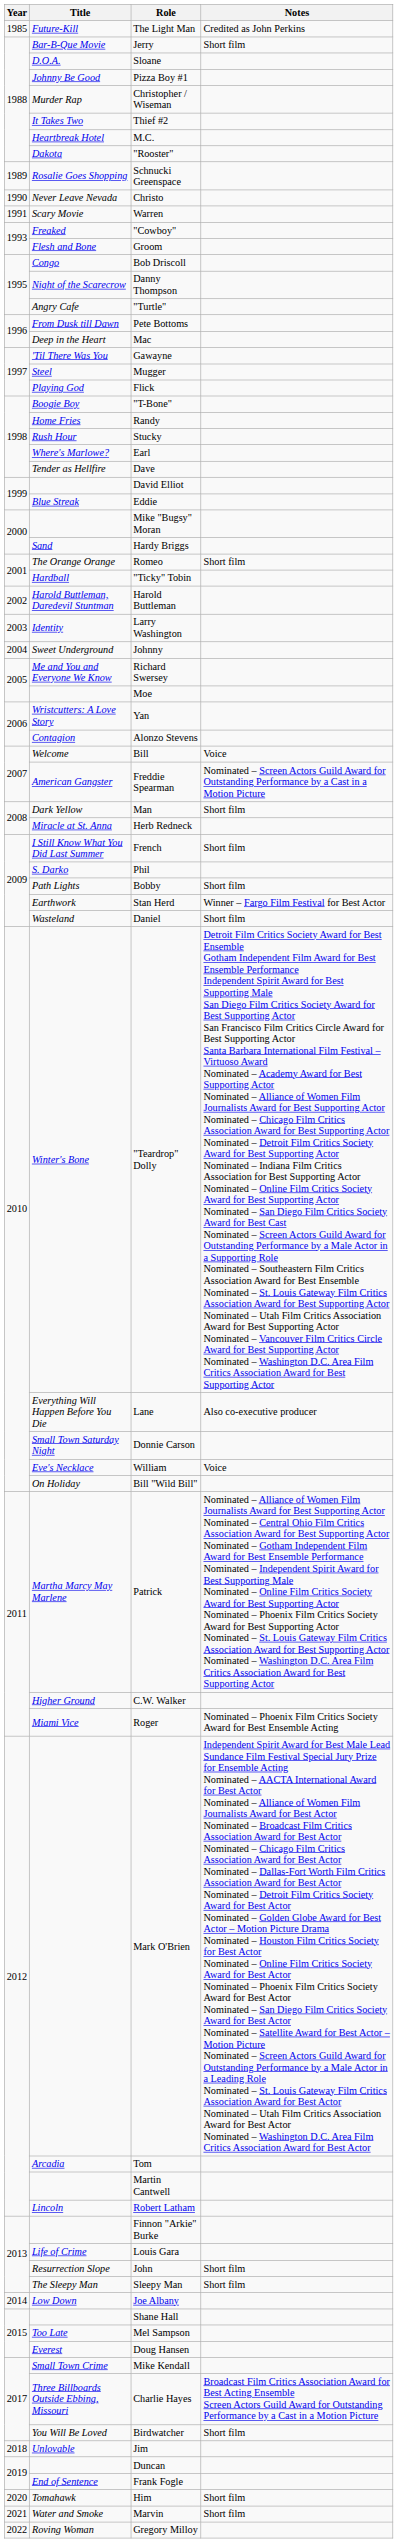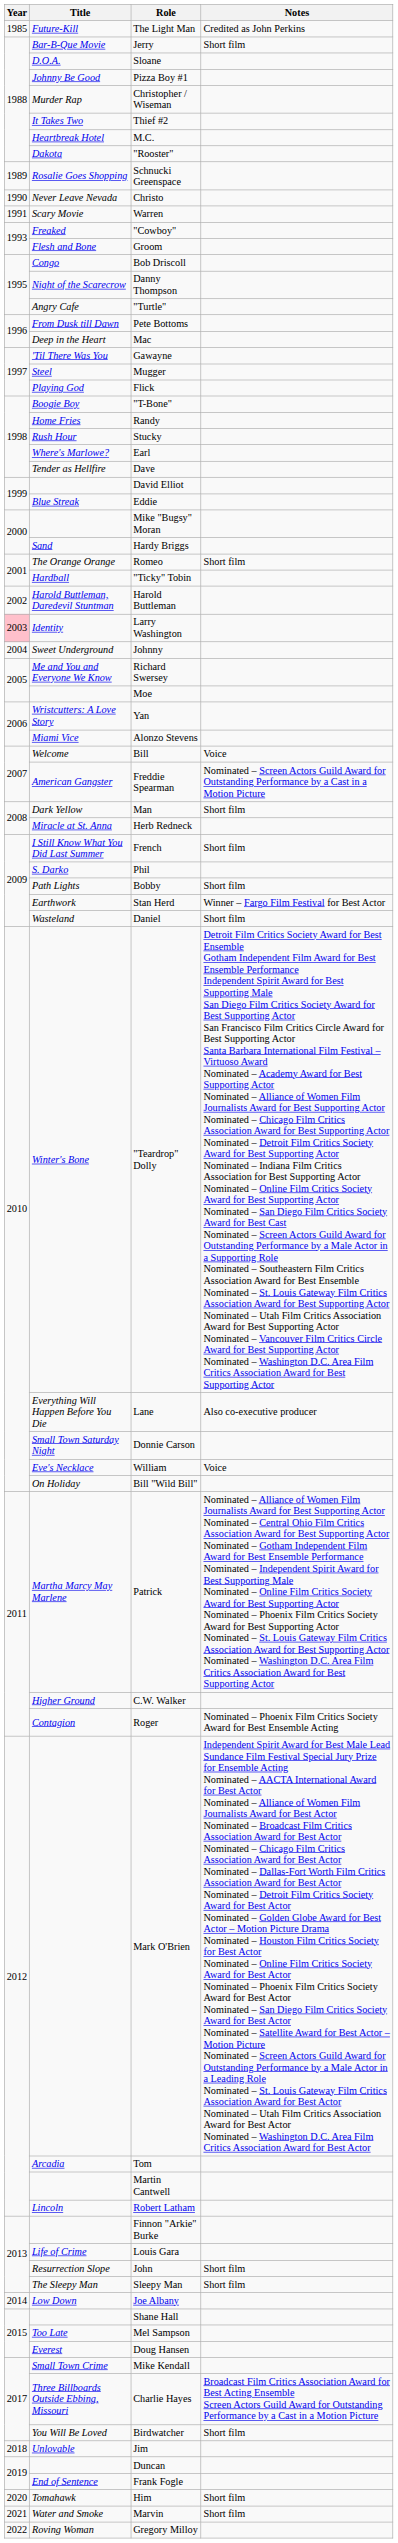(17, 628) no background -> (17, 628) pink background
(53, 738) Contagion -> (55, 738) Miami Vice
(55, 1722) Miami Vice -> (53, 1722) Contagion
